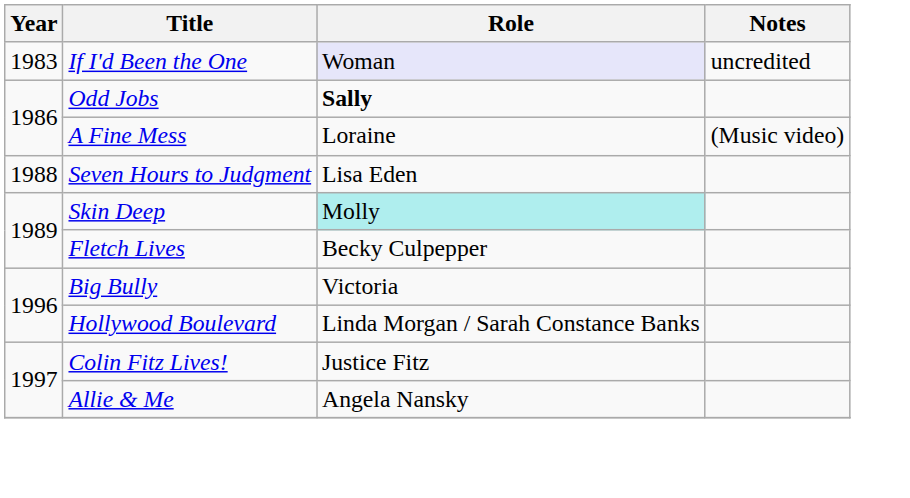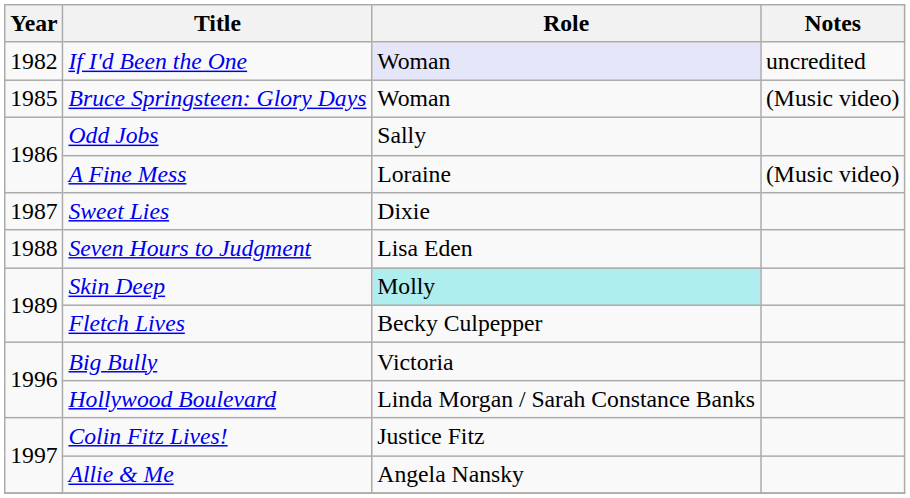(34, 60) 1983 -> (34, 60) 1982
+ row: (217, 98)
(347, 98) bold -> (402, 135) normal
+ row: (119, 211)
